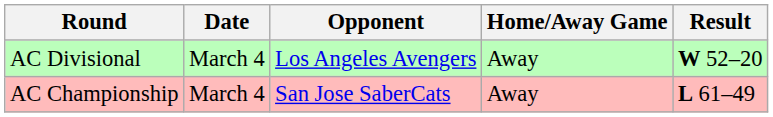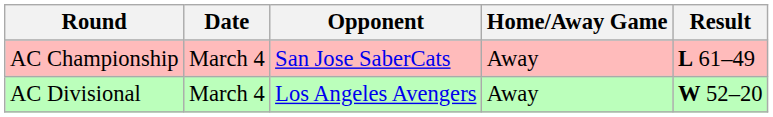rows swapped: (75, 58) <-> (94, 93)
